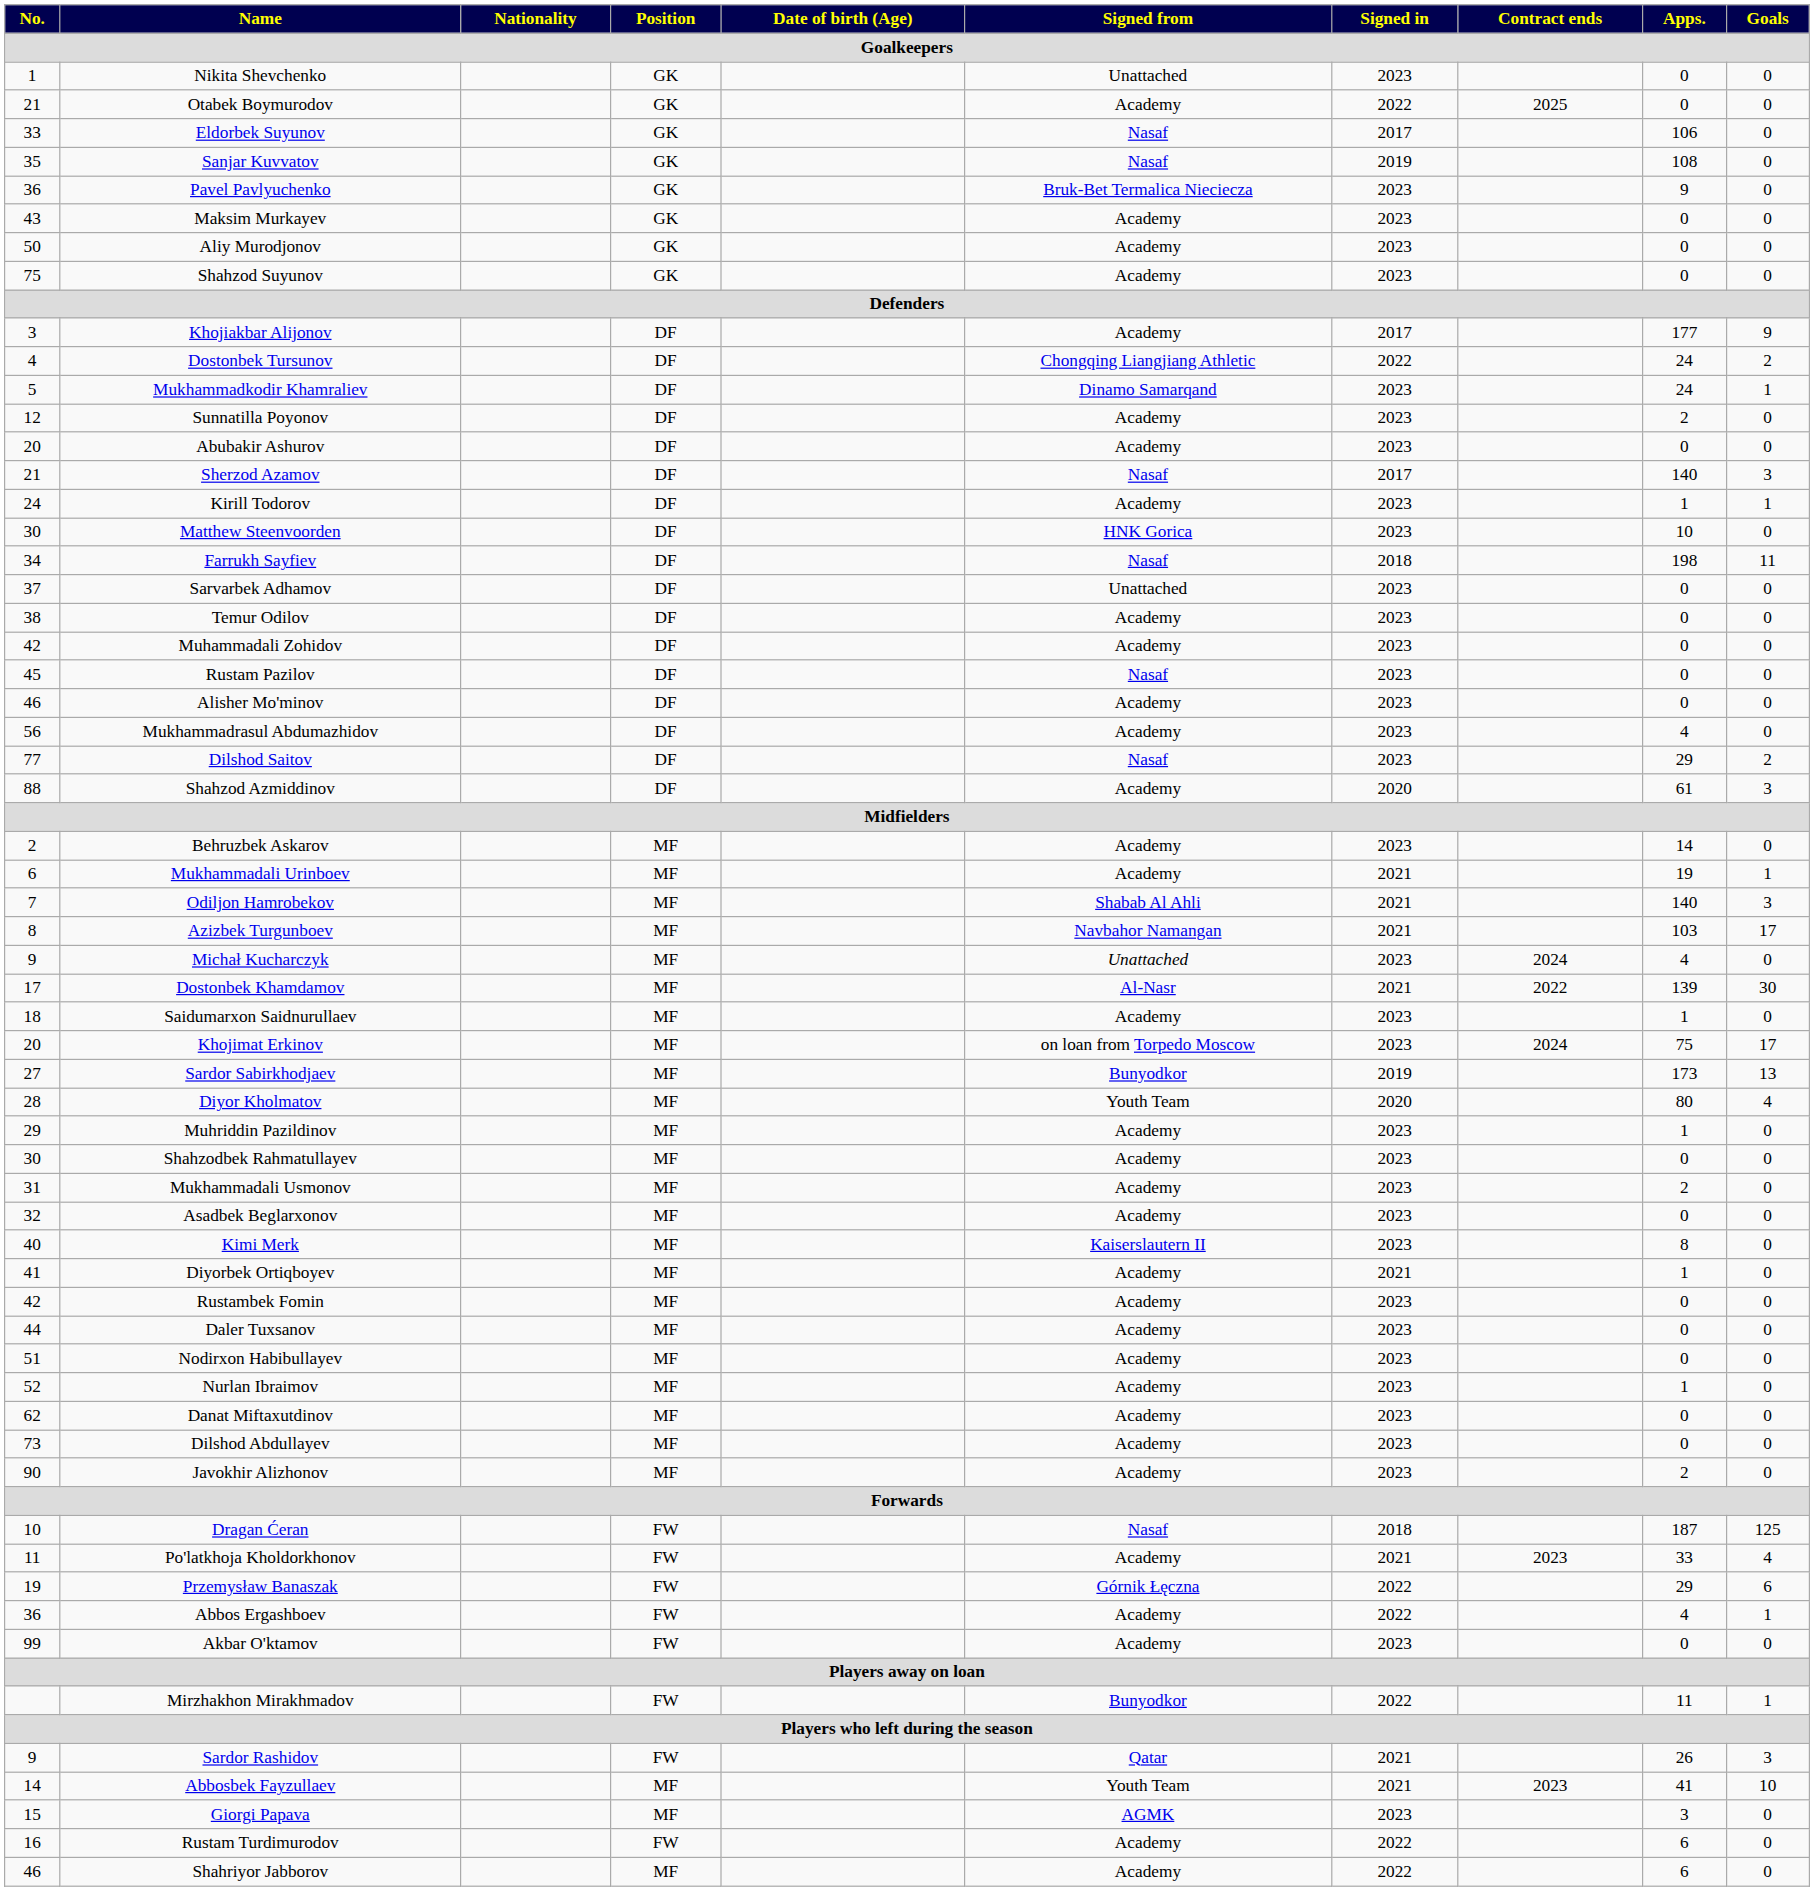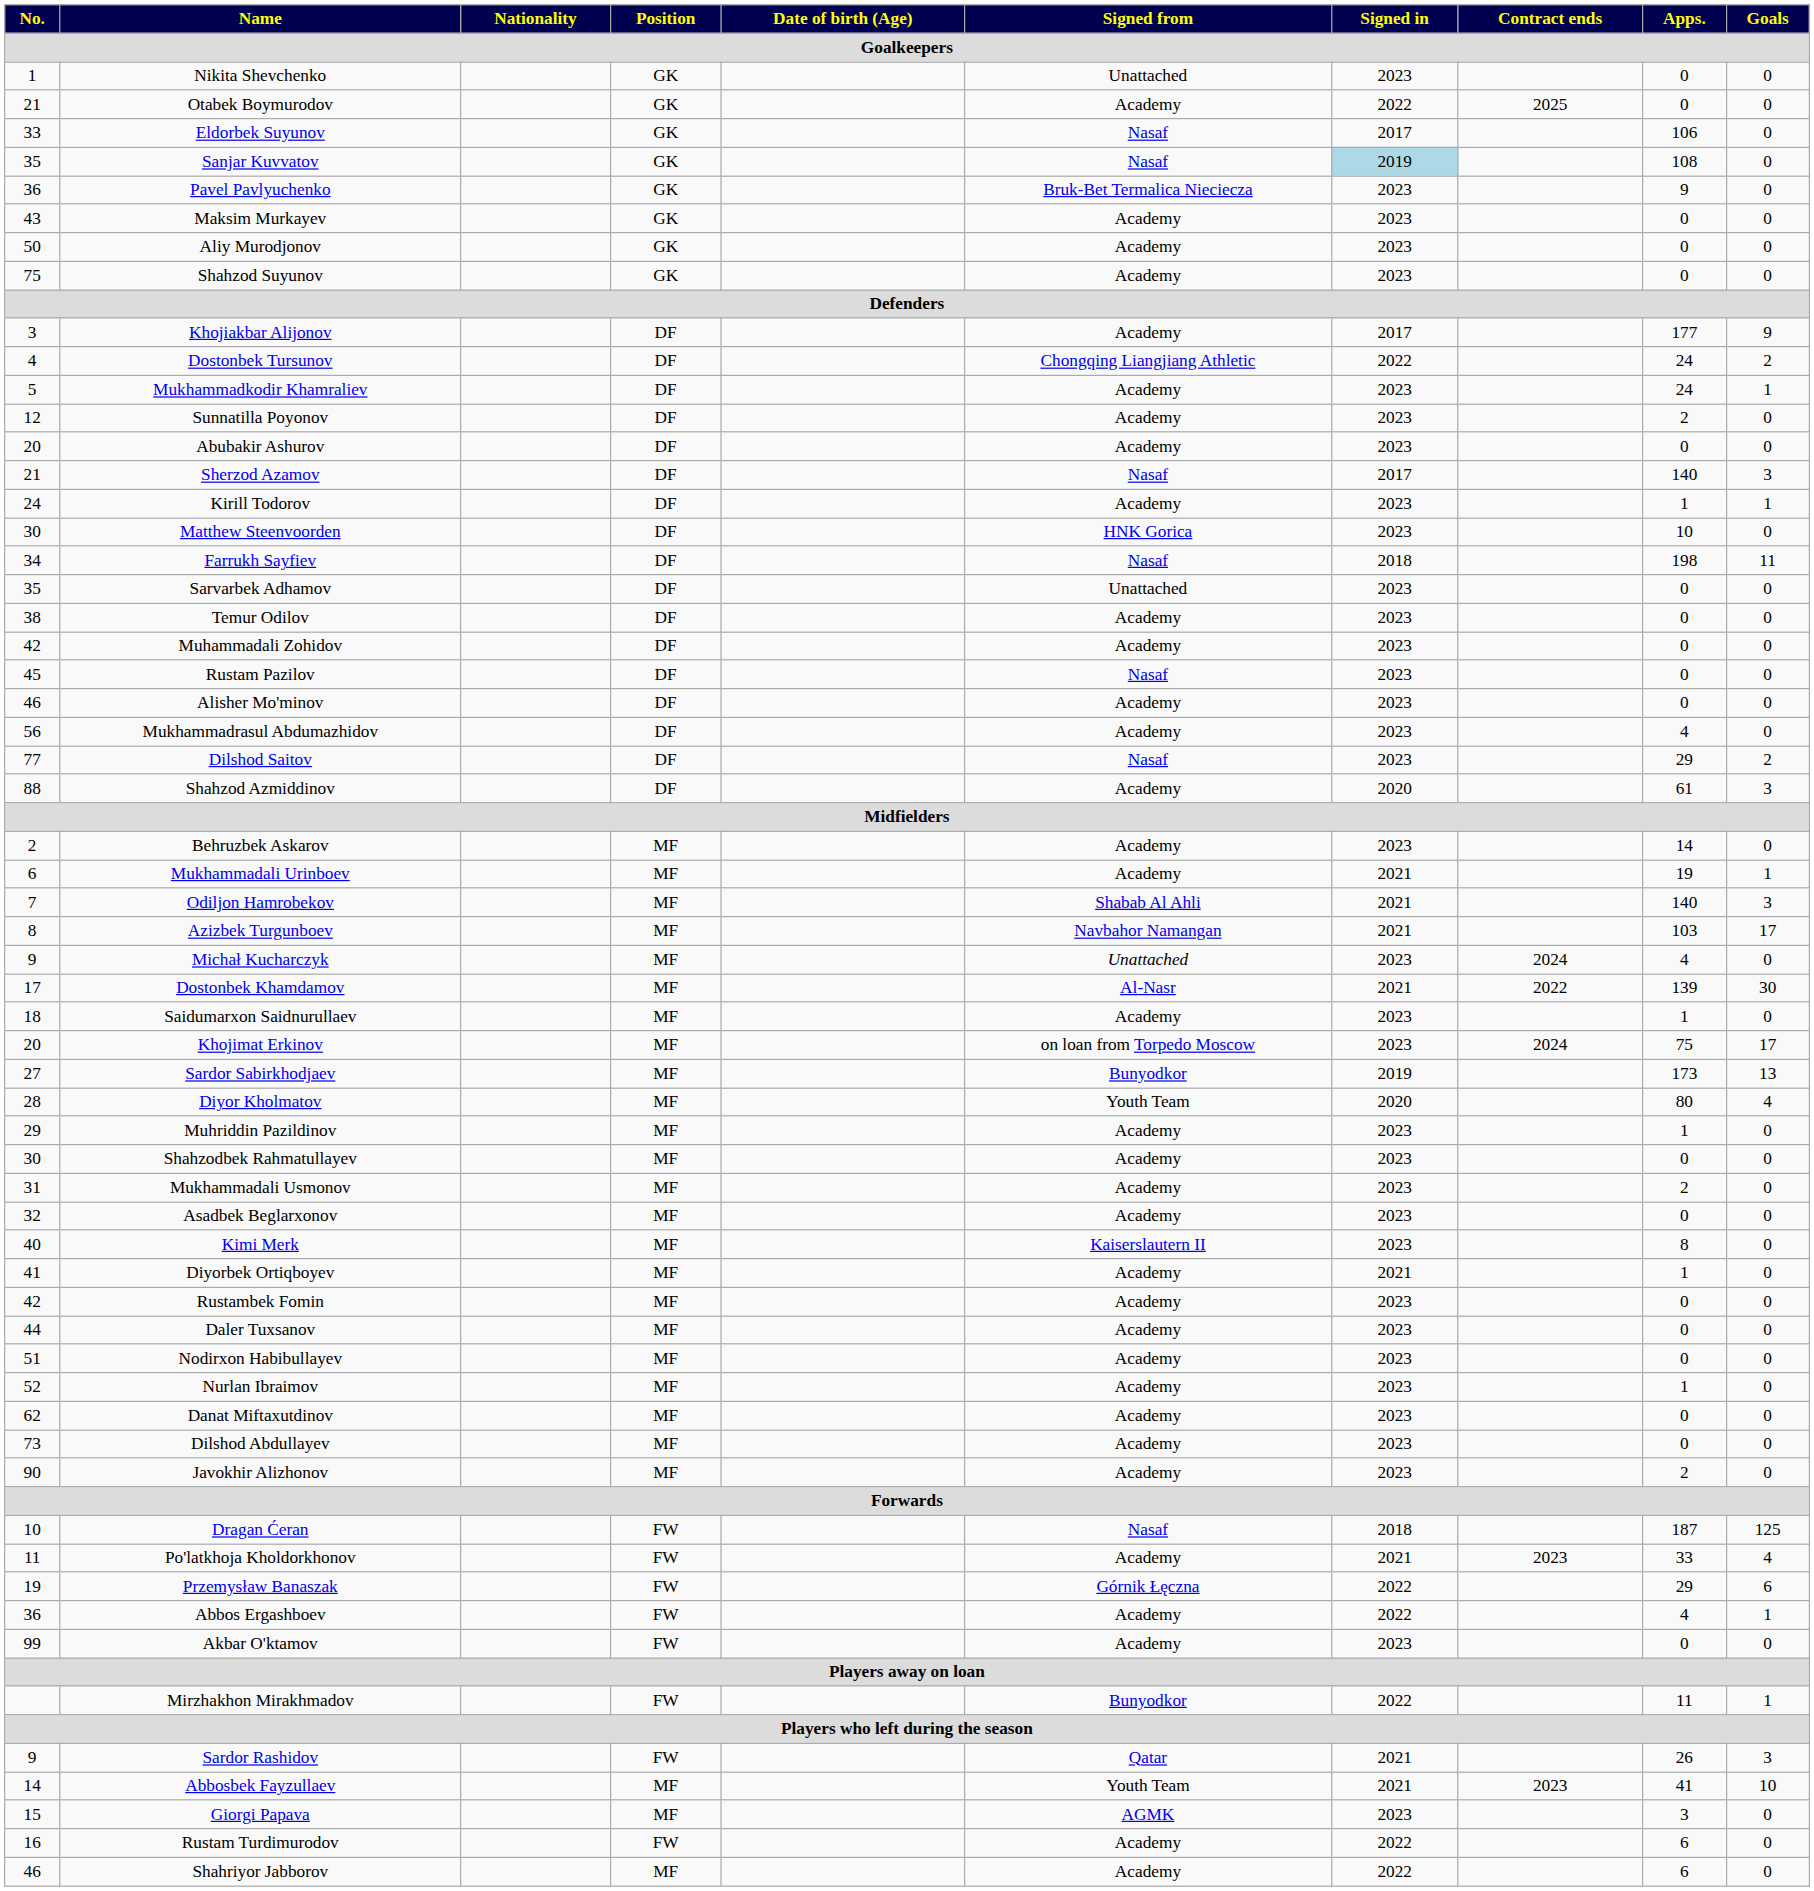(1395, 161) no background -> (1395, 161) lightblue background
(1148, 389) Dinamo Samarqand -> (1148, 389) Academy
(32, 589) 37 -> (32, 589) 35
